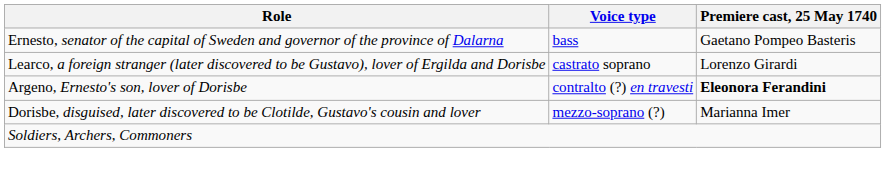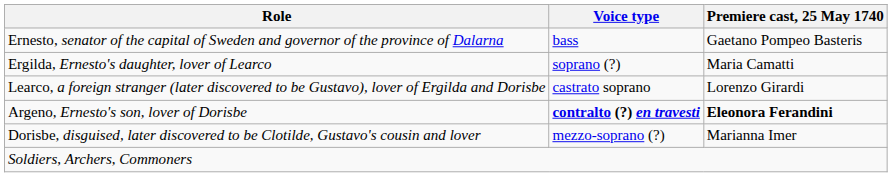+ row: (140, 64)
(623, 87) normal -> (626, 111) bold
